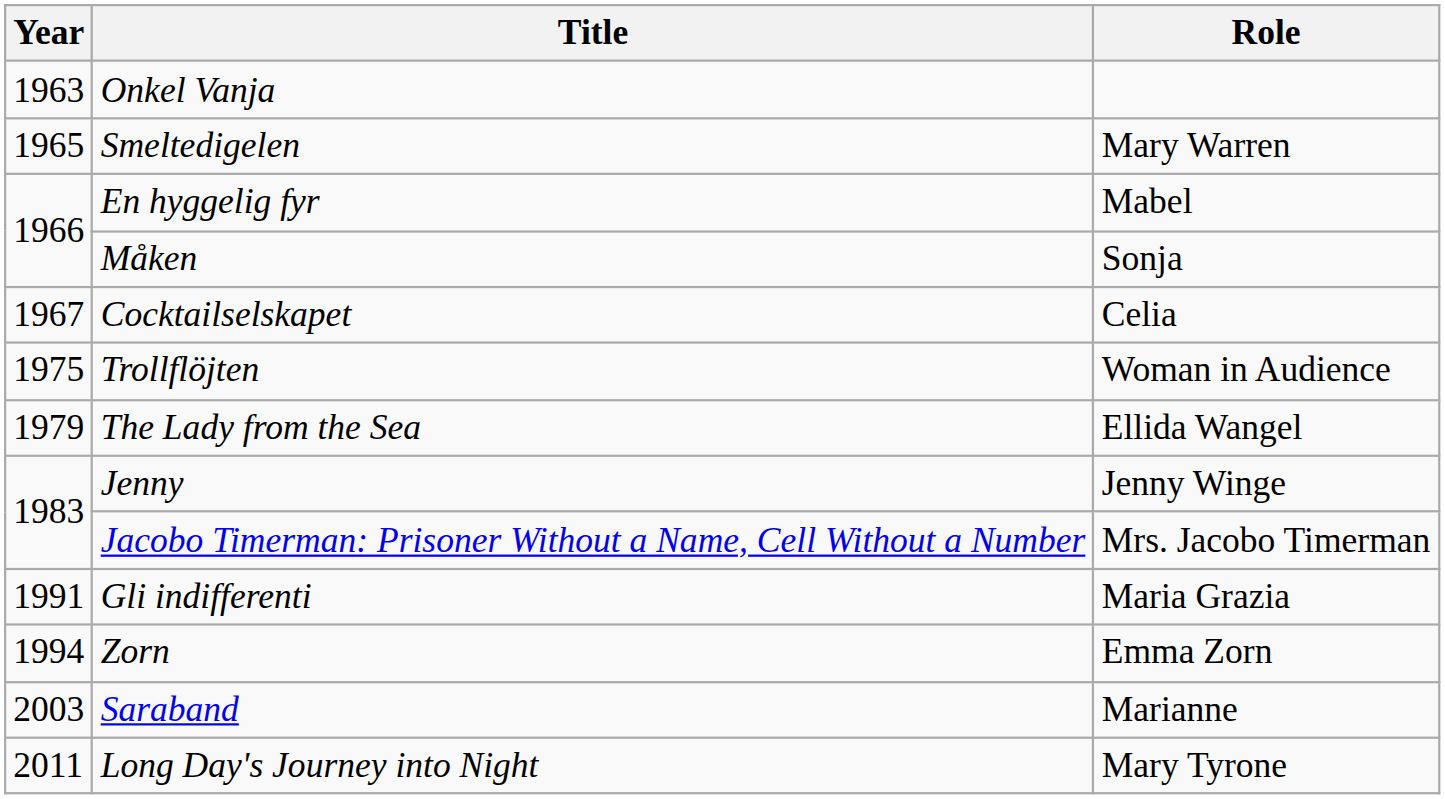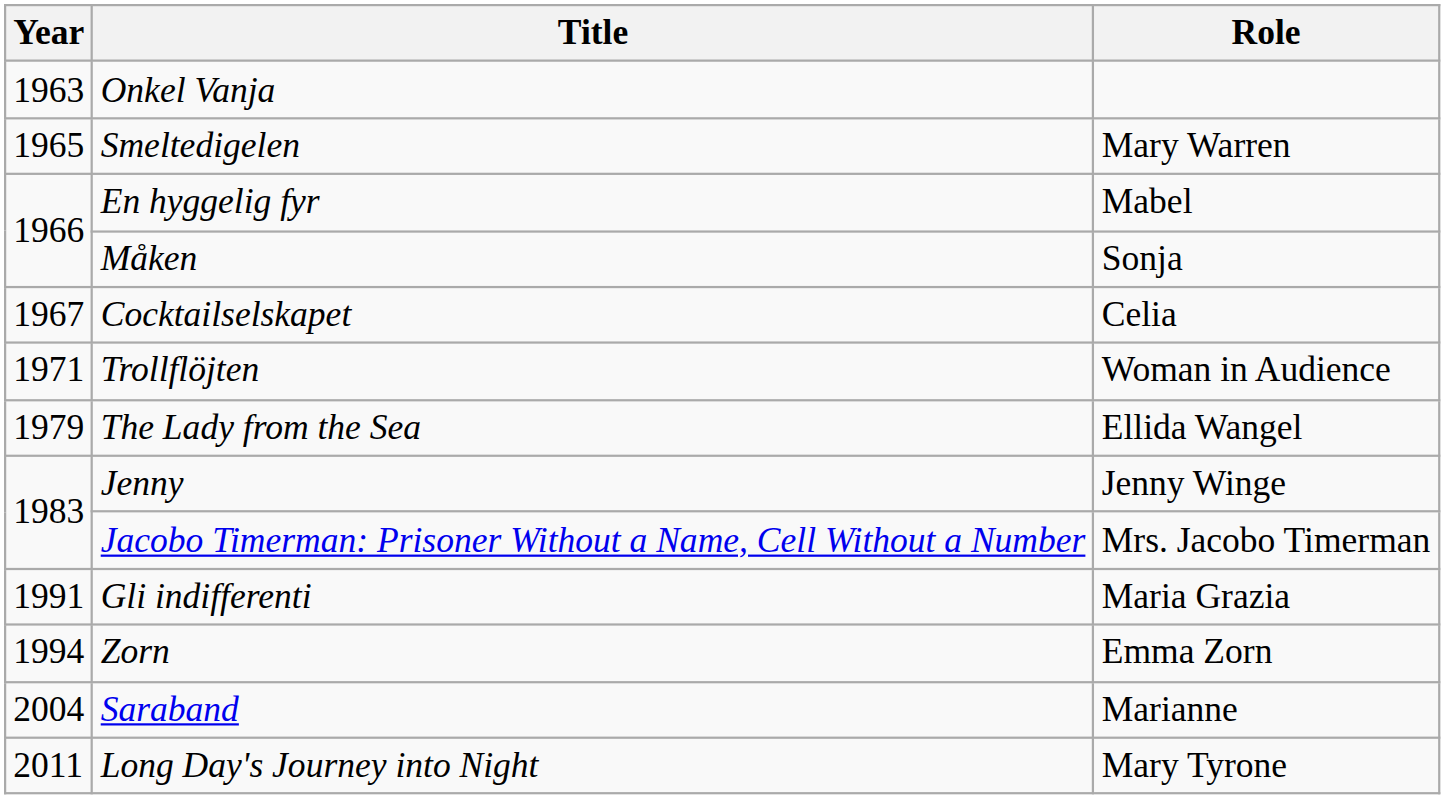(49, 370) 1975 -> (49, 370) 1971
(49, 708) 2003 -> (49, 708) 2004
